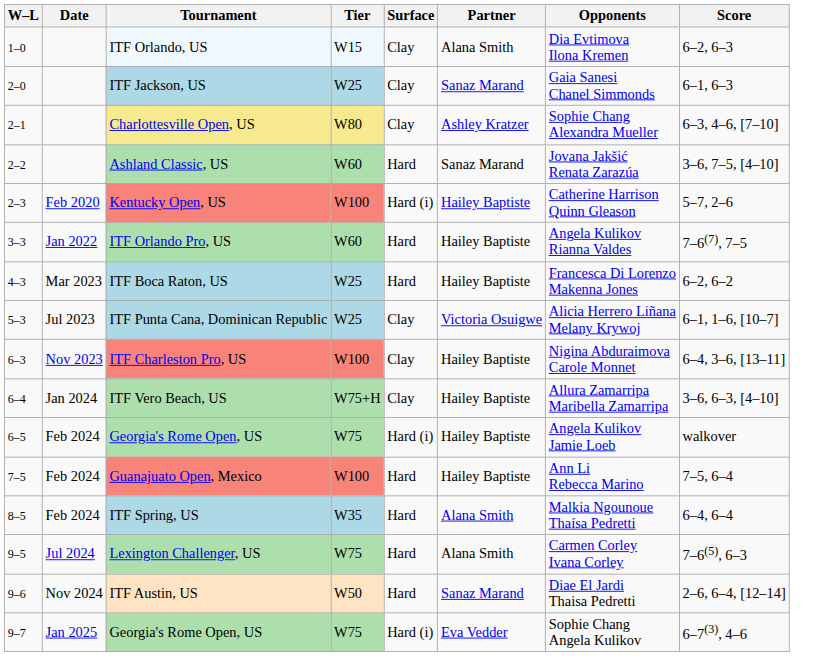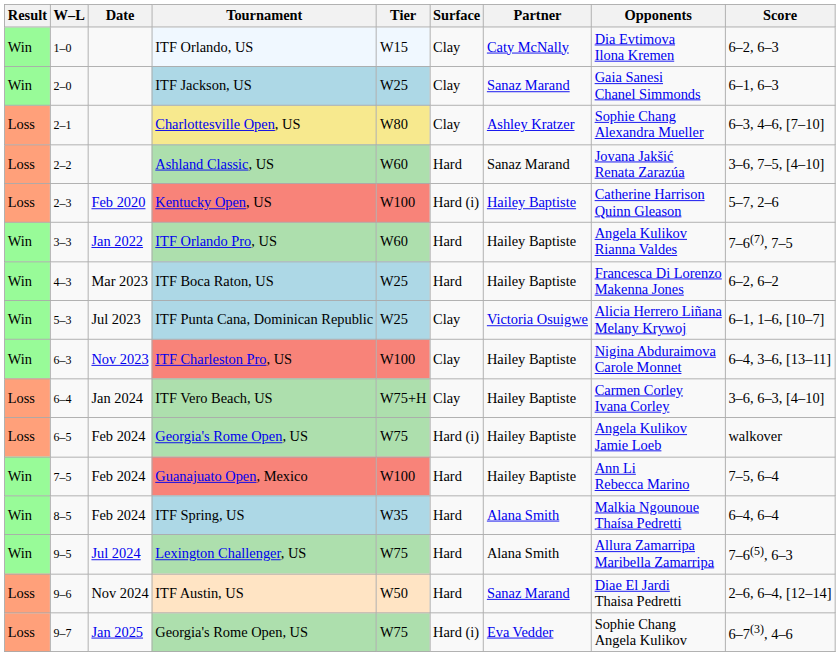+ column: (27, 15)
(477, 46) Alana Smith -> (528, 46) Caty McNally
(609, 398) Allura Zamarripa Maribella Zamarripa -> (639, 398) Carmen Corley Ivana Corley
(593, 554) Carmen Corley Ivana Corley -> (654, 554) Allura Zamarripa Maribella Zamarripa
